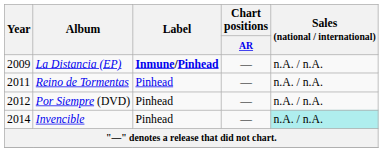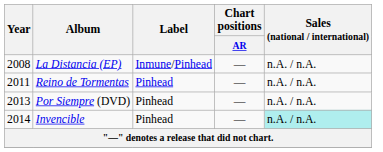(19, 63) 2009 -> (19, 63) 2008
(177, 63) bold -> (174, 63) normal
(19, 100) 2012 -> (19, 100) 2013
